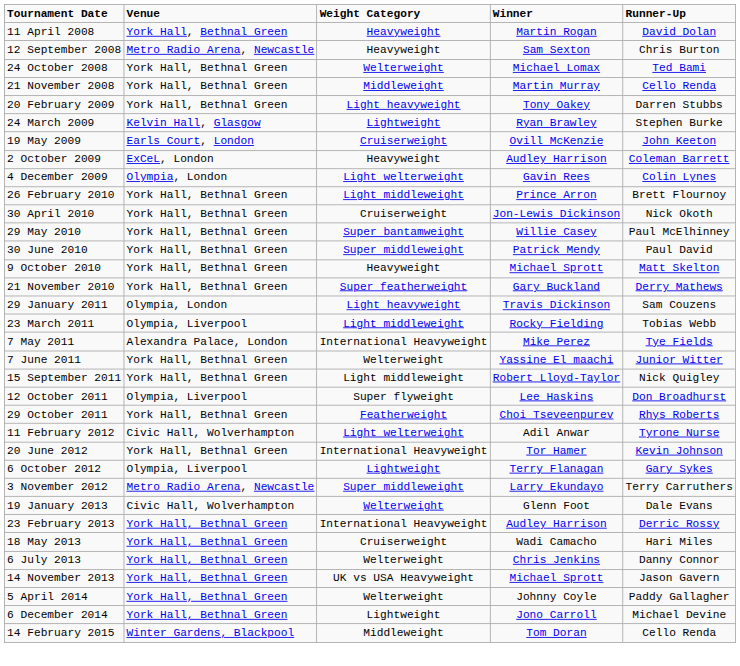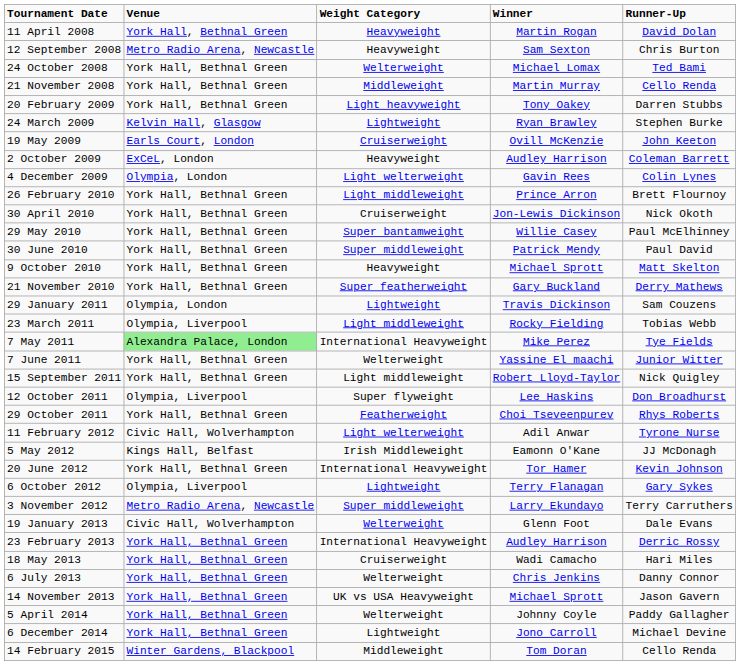(404, 305) Light heavyweight -> (404, 305) Lightweight
(207, 342) no background -> (207, 342) lightgreen background
+ row: (41, 451)
